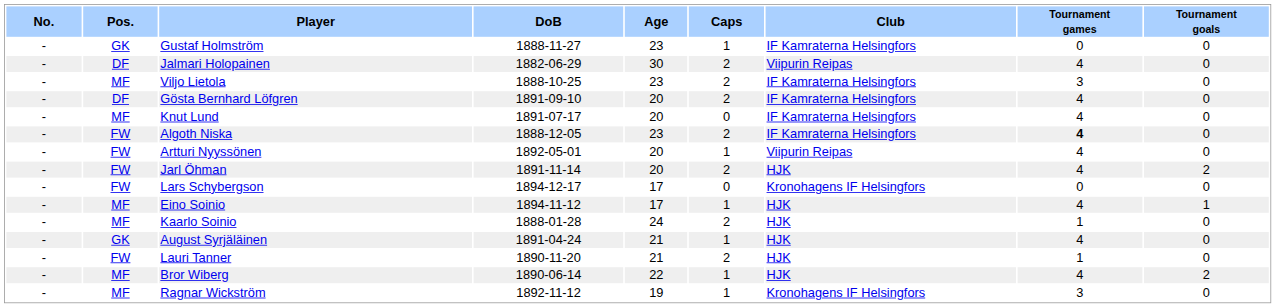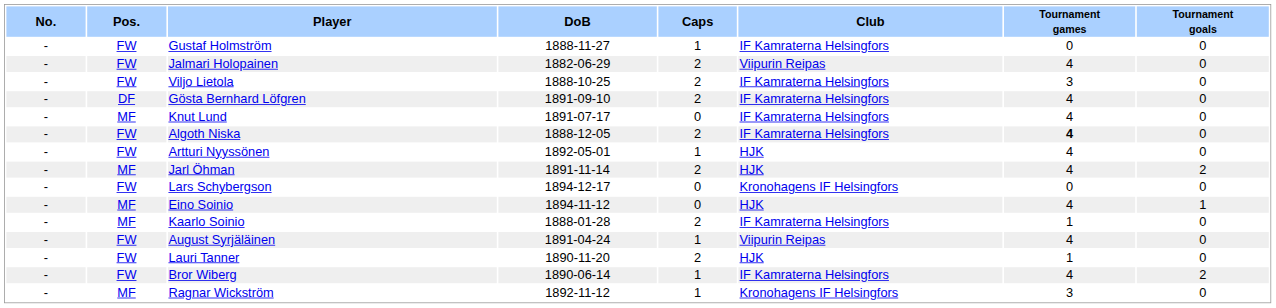- column: (656, 21)
(120, 46) GK -> (127, 46) FW
(120, 64) DF -> (127, 64) FW
(120, 81) MF -> (127, 81) FW
(809, 152) Viipurin Reipas -> (752, 152) HJK
(120, 169) FW -> (127, 169) MF
(727, 204) 1 -> (698, 204) 0
(779, 222) HJK -> (814, 222) IF Kamraterna Helsingfors
(120, 240) GK -> (127, 240) FW
(779, 240) HJK -> (782, 240) Viipurin Reipas
(120, 275) MF -> (127, 275) FW
(779, 275) HJK -> (814, 275) IF Kamraterna Helsingfors
